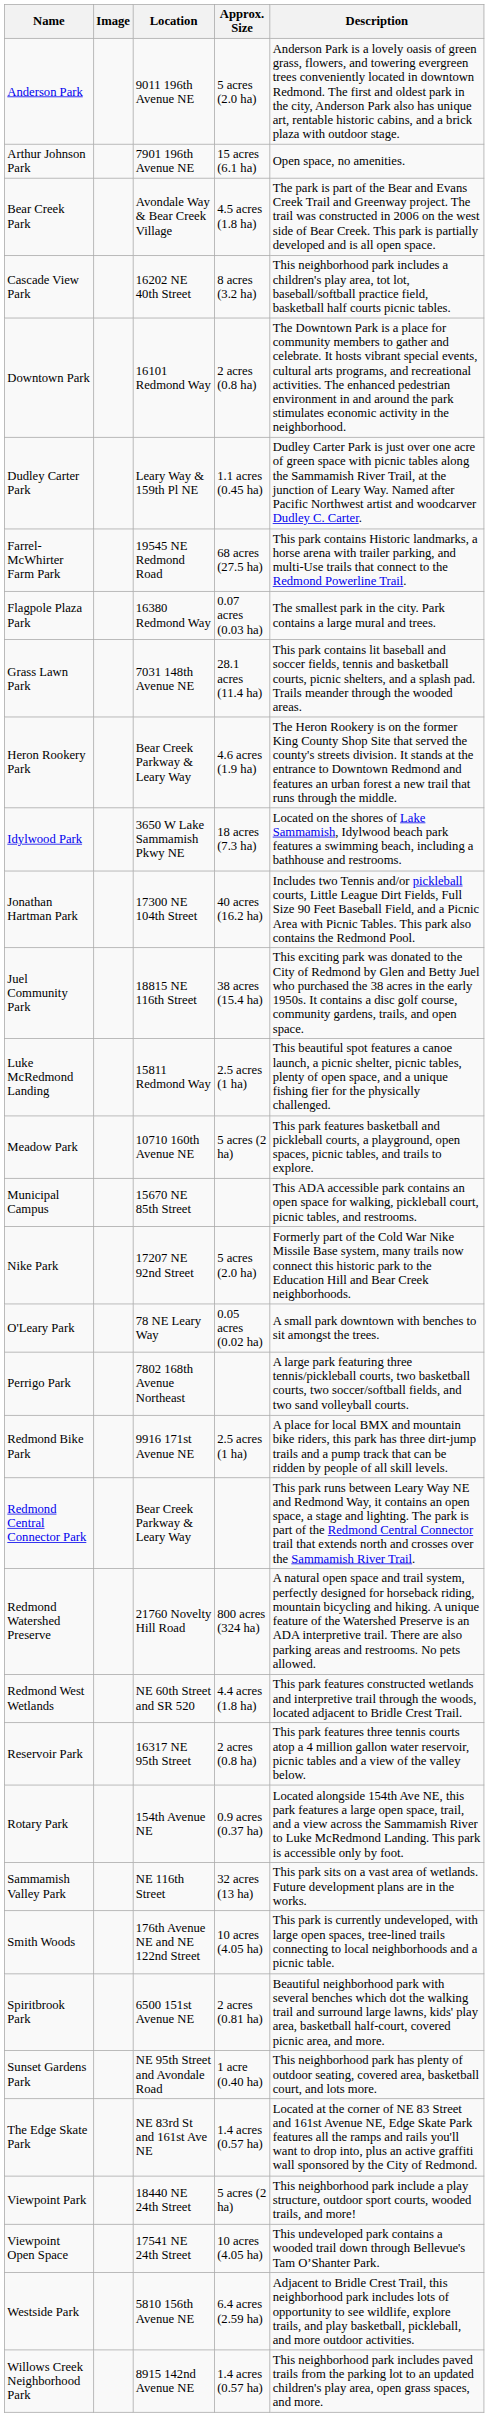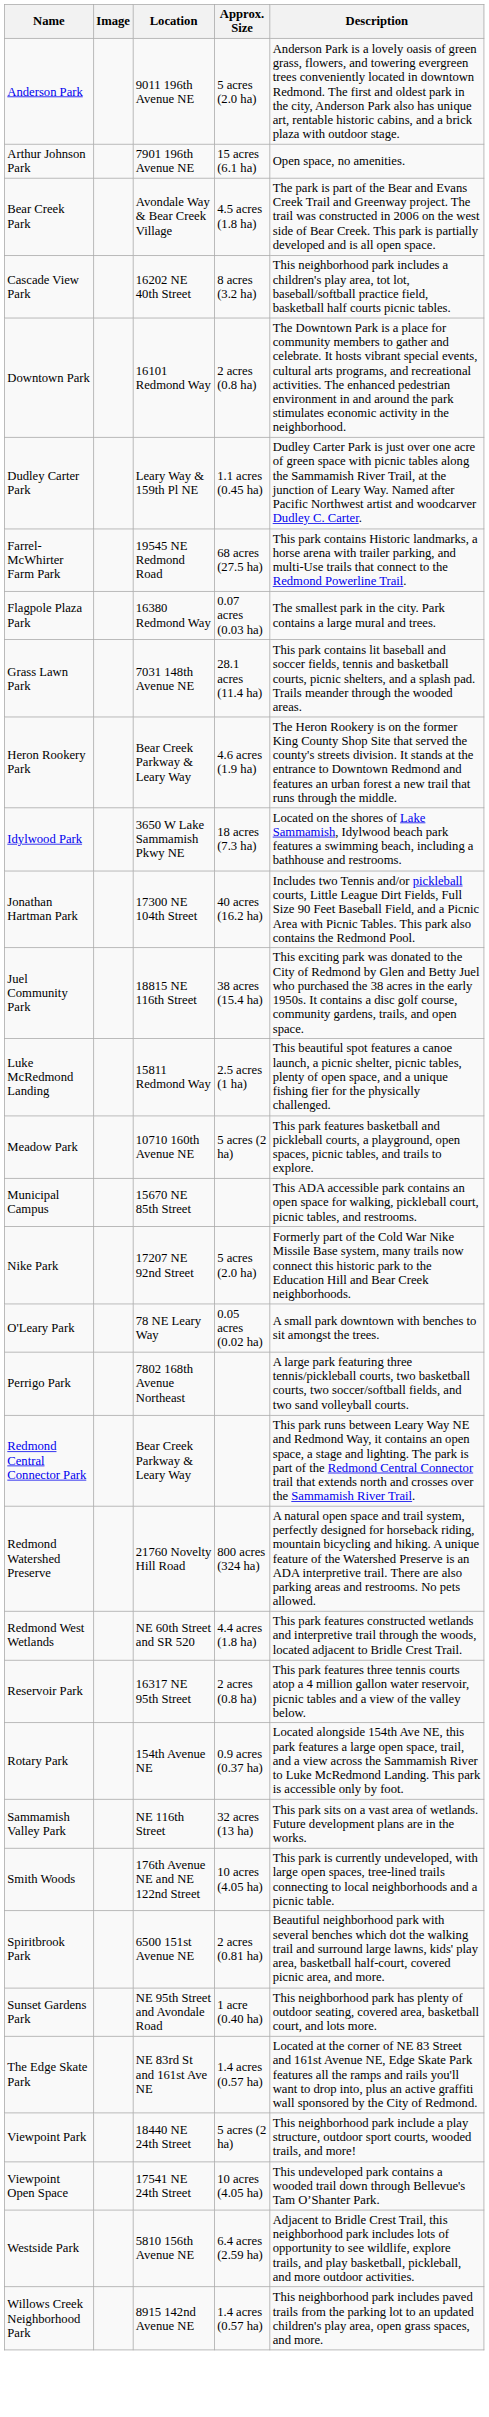- row: (45, 1446)
